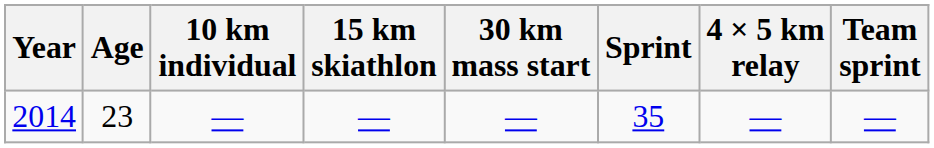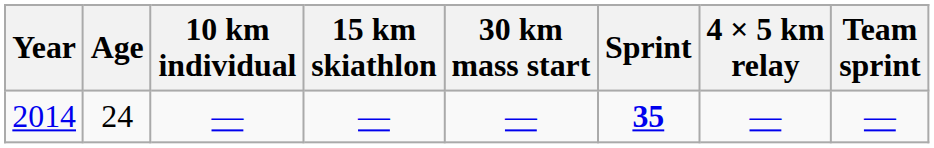(117, 116) 23 -> (117, 116) 24
(648, 116) normal -> (648, 116) bold
